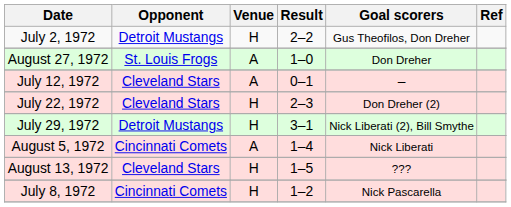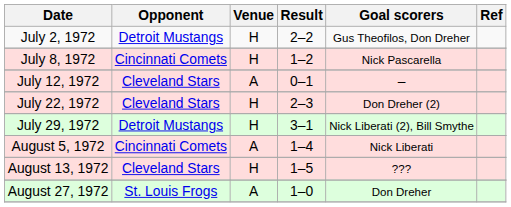rows swapped: (58, 191) <-> (58, 59)
